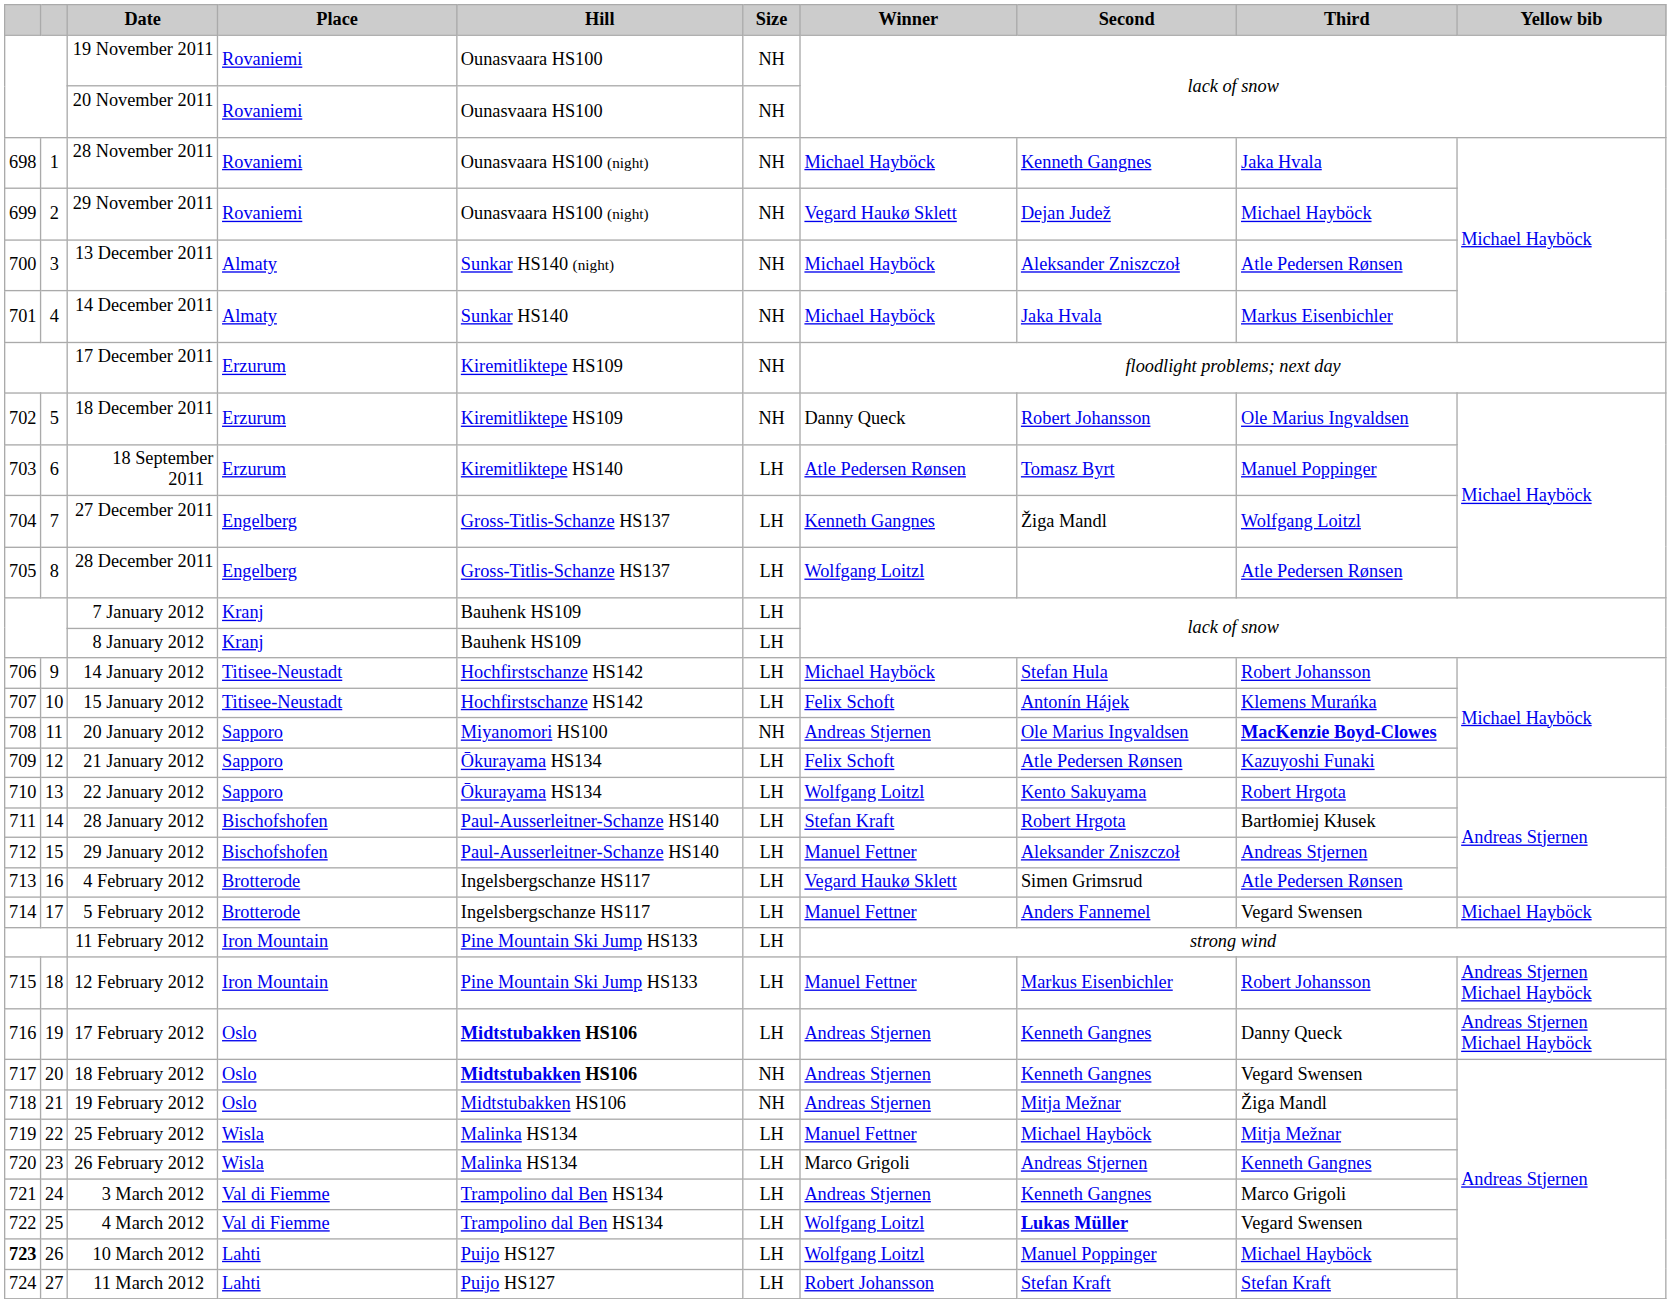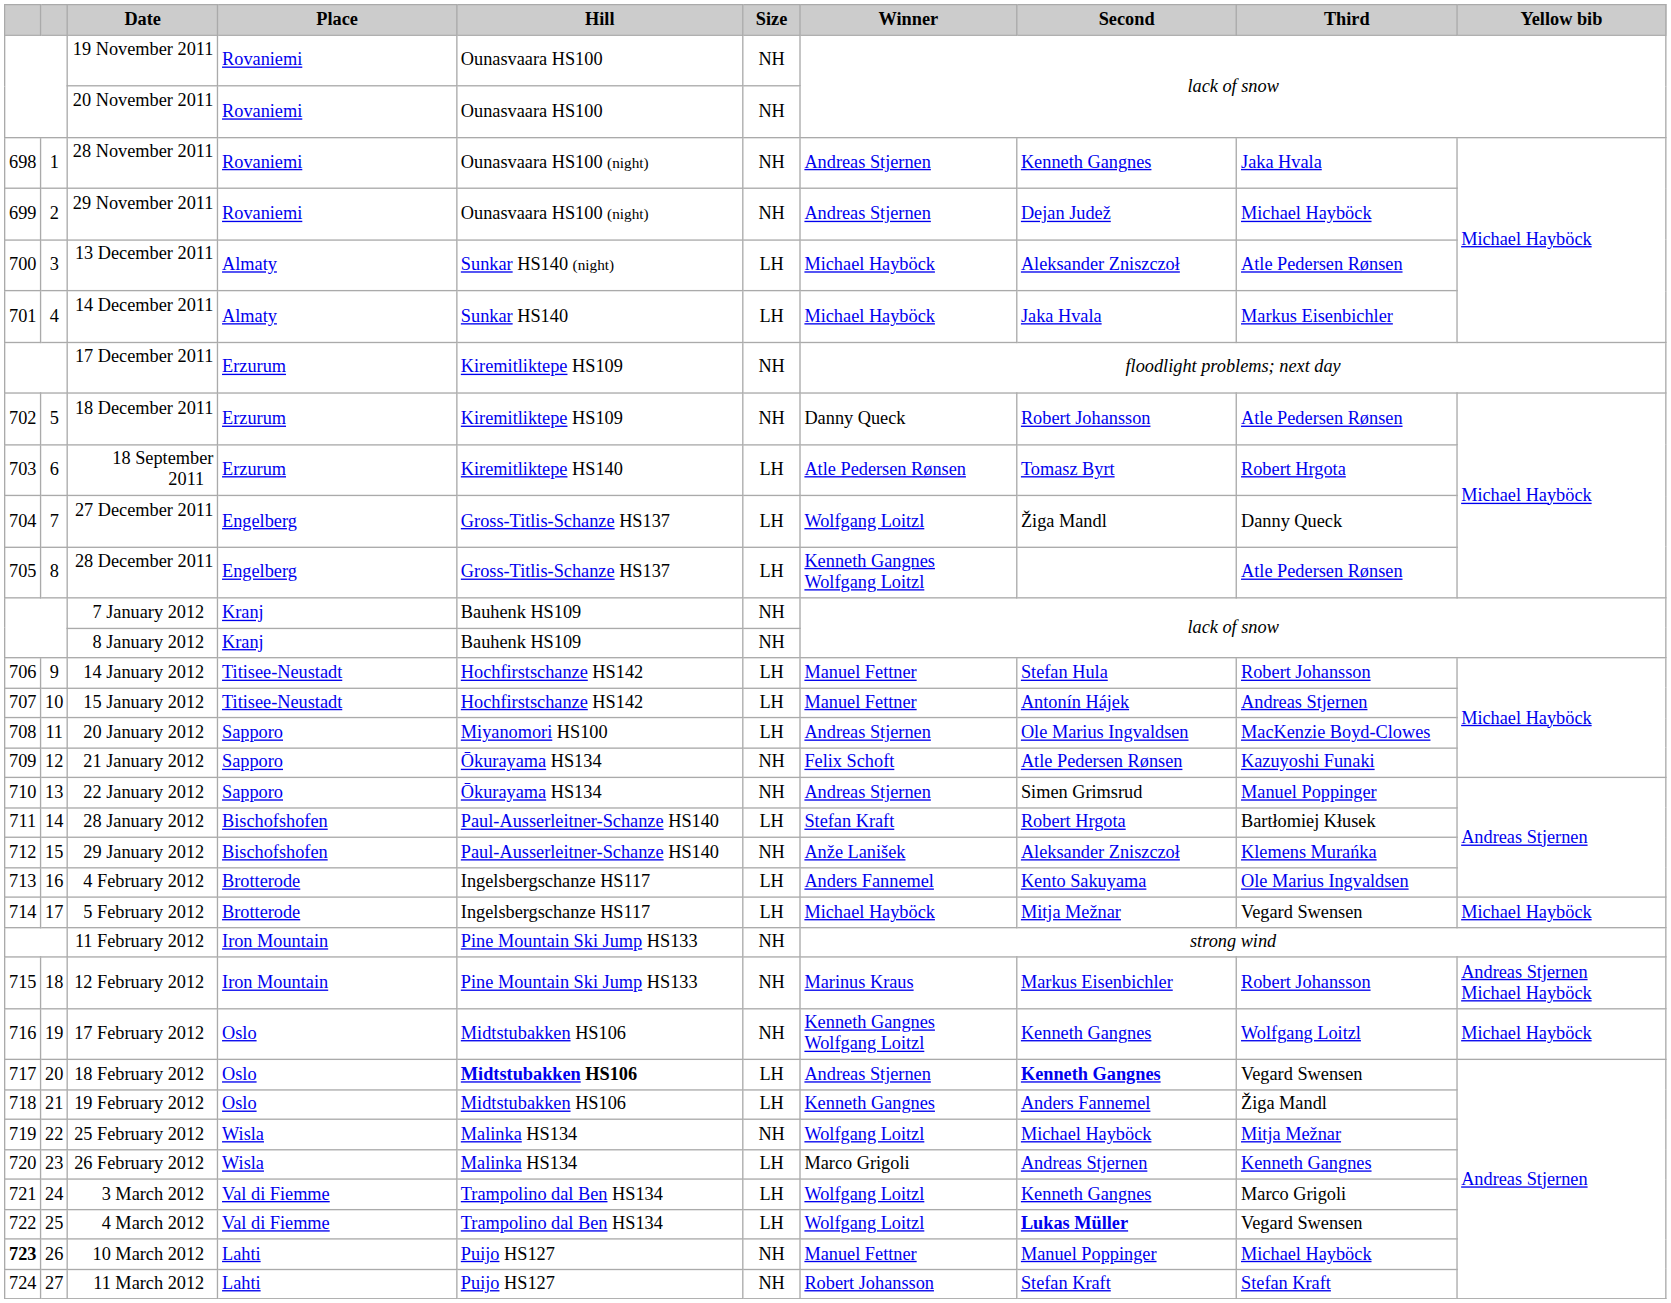(870, 162) Michael Hayböck -> (868, 162) Andreas Stjernen
(881, 213) Vegard Haukø Sklett -> (868, 213) Andreas Stjernen
(772, 264) NH -> (772, 264) LH
(772, 315) NH -> (772, 315) LH
(1325, 418) Ole Marius Ingvaldsen -> (1322, 418) Atle Pedersen Rønsen
(1309, 469) Manuel Poppinger -> (1293, 469) Robert Hrgota
(870, 520) Kenneth Gangnes -> (864, 520) Wolfgang Loitzl
(1301, 520) Wolfgang Loitzl -> (1292, 520) Danny Queck
(864, 571) Wolfgang Loitzl -> (870, 571) Kenneth Gangnes Wolfgang Loitzl
(772, 612) LH -> (772, 612) NH
(772, 642) LH -> (772, 642) NH
(870, 672) Michael Hayböck -> (861, 672) Manuel Fettner
(849, 702) Felix Schoft -> (861, 702) Manuel Fettner
(1309, 702) Klemens Murańka -> (1304, 702) Andreas Stjernen
(772, 732) NH -> (772, 732) LH
(1339, 732) bold -> (1336, 732) normal
(772, 762) LH -> (772, 762) NH
(772, 791) LH -> (772, 791) NH
(864, 791) Wolfgang Loitzl -> (868, 791) Andreas Stjernen
(1084, 791) Kento Sakuyama -> (1082, 791) Simen Grimsrud
(1293, 791) Robert Hrgota -> (1309, 791) Manuel Poppinger
(772, 851) LH -> (772, 851) NH
(861, 851) Manuel Fettner -> (855, 851) Anže Lanišek
(1304, 851) Andreas Stjernen -> (1309, 851) Klemens Murańka
(881, 881) Vegard Haukø Sklett -> (869, 881) Anders Fannemel
(1082, 881) Simen Grimsrud -> (1084, 881) Kento Sakuyama
(1322, 881) Atle Pedersen Rønsen -> (1325, 881) Ole Marius Ingvaldsen
(861, 911) Manuel Fettner -> (870, 911) Michael Hayböck
(1086, 911) Anders Fannemel -> (1071, 911) Mitja Mežnar
(772, 941) LH -> (772, 941) NH
(772, 982) LH -> (772, 982) NH
(861, 982) Manuel Fettner -> (859, 982) Marinus Kraus
(549, 1033) bold -> (543, 1033) normal
(772, 1033) LH -> (772, 1033) NH
(868, 1033) Andreas Stjernen -> (870, 1033) Kenneth Gangnes Wolfgang Loitzl
(1292, 1033) Danny Queck -> (1301, 1033) Wolfgang Loitzl
(1526, 1033) Andreas Stjernen Michael Hayböck -> (1526, 1033) Michael Hayböck
(772, 1073) NH -> (772, 1073) LH
(1086, 1073) normal -> (1091, 1073) bold
(772, 1103) NH -> (772, 1103) LH
(868, 1103) Andreas Stjernen -> (870, 1103) Kenneth Gangnes
(1071, 1103) Mitja Mežnar -> (1086, 1103) Anders Fannemel
(772, 1133) LH -> (772, 1133) NH
(861, 1133) Manuel Fettner -> (864, 1133) Wolfgang Loitzl
(868, 1193) Andreas Stjernen -> (864, 1193) Wolfgang Loitzl
(772, 1253) LH -> (772, 1253) NH
(864, 1253) Wolfgang Loitzl -> (861, 1253) Manuel Fettner
(772, 1283) LH -> (772, 1283) NH
